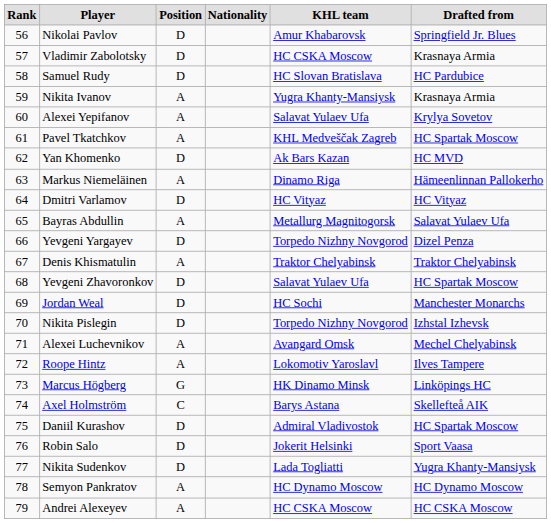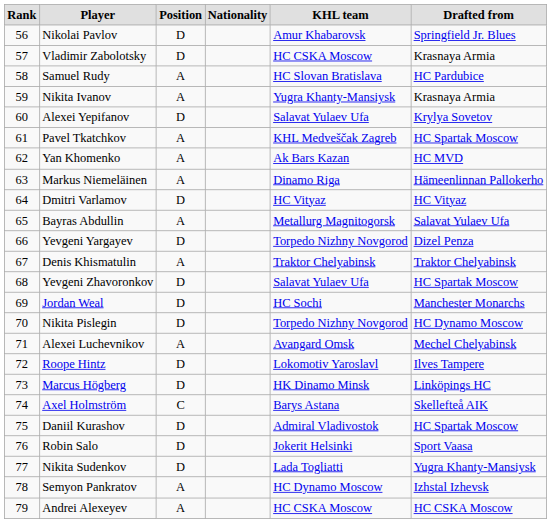(181, 76) D -> (181, 76) A
(181, 117) A -> (181, 117) D
(181, 158) D -> (181, 158) A
(451, 323) Izhstal Izhevsk -> (468, 323) HC Dynamo Moscow
(181, 364) A -> (181, 364) D
(181, 384) G -> (181, 384) D
(468, 487) HC Dynamo Moscow -> (451, 487) Izhstal Izhevsk
